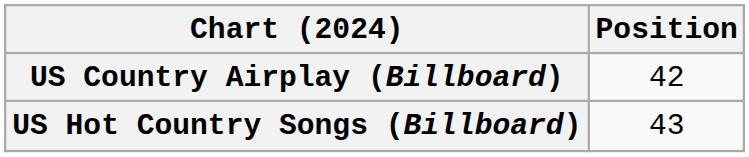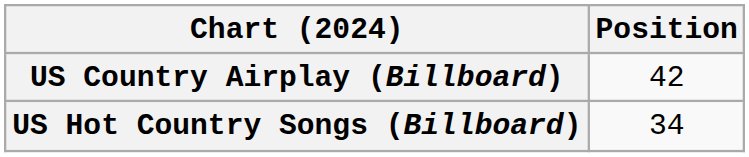(667, 126) 43 -> (667, 126) 34
